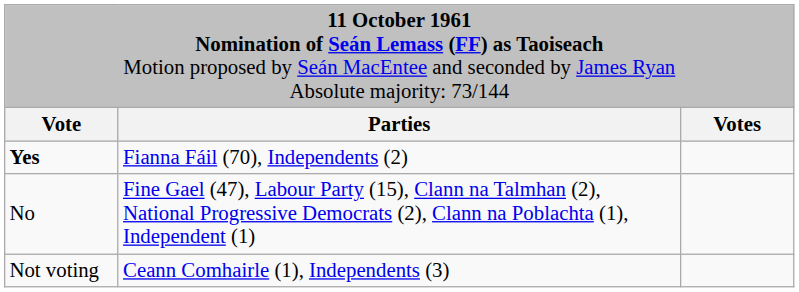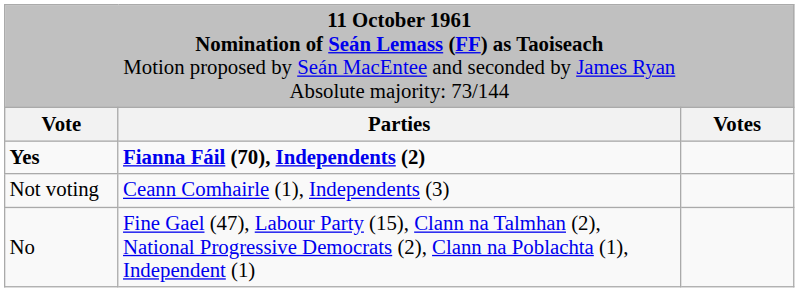(265, 157) normal -> (274, 157) bold
rows swapped: (22, 213) <-> (54, 269)
